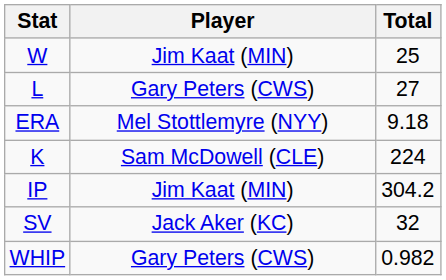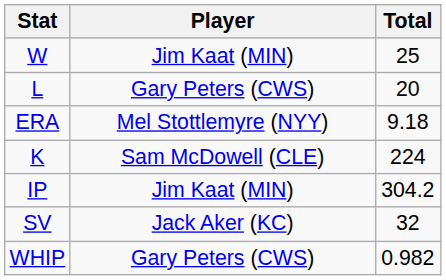(408, 88) 27 -> (408, 88) 20
